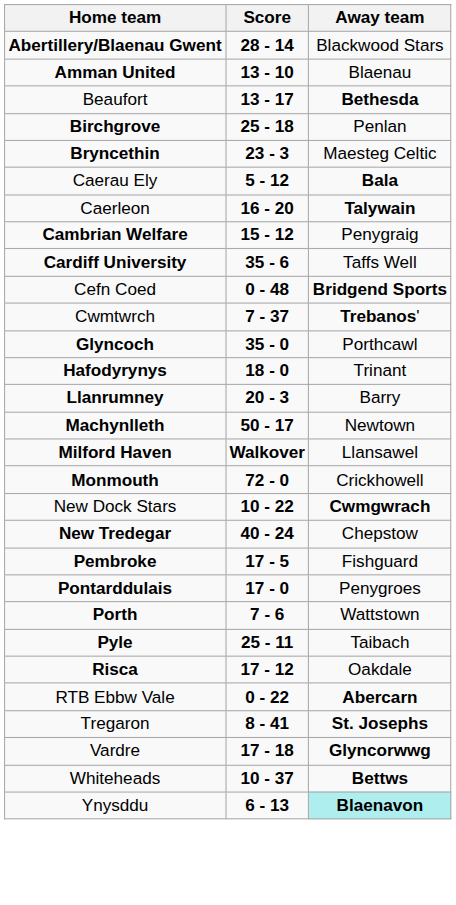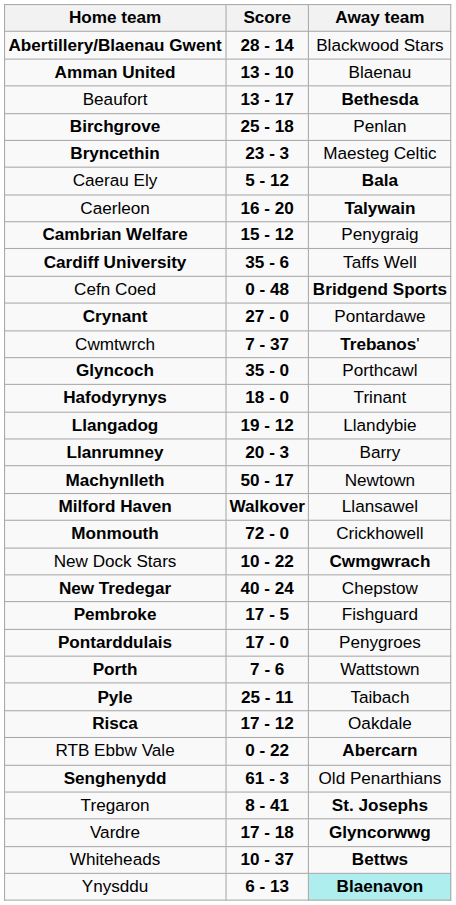+ row: (115, 316)
+ row: (115, 425)
+ row: (115, 778)
